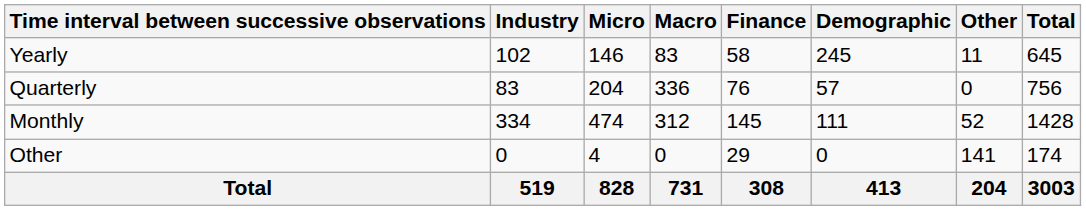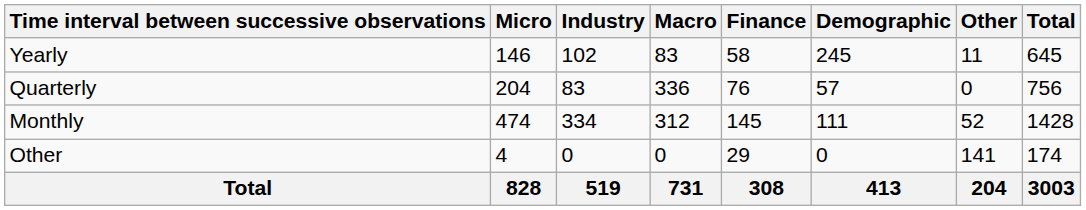columns swapped: (617, 21) <-> (537, 21)
